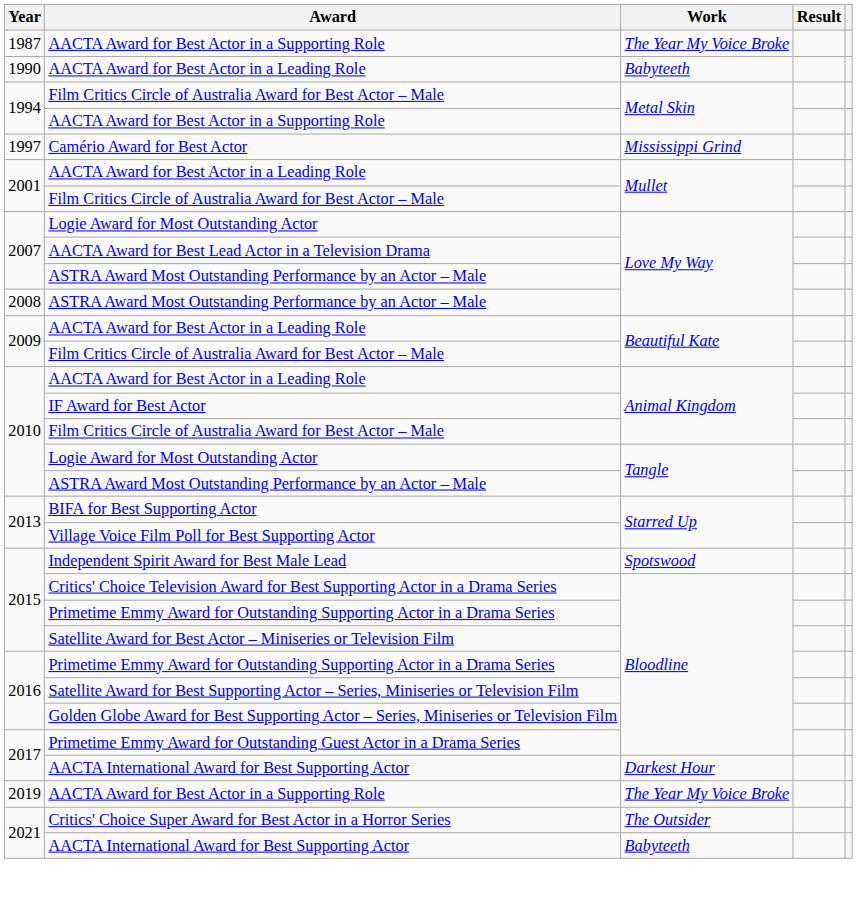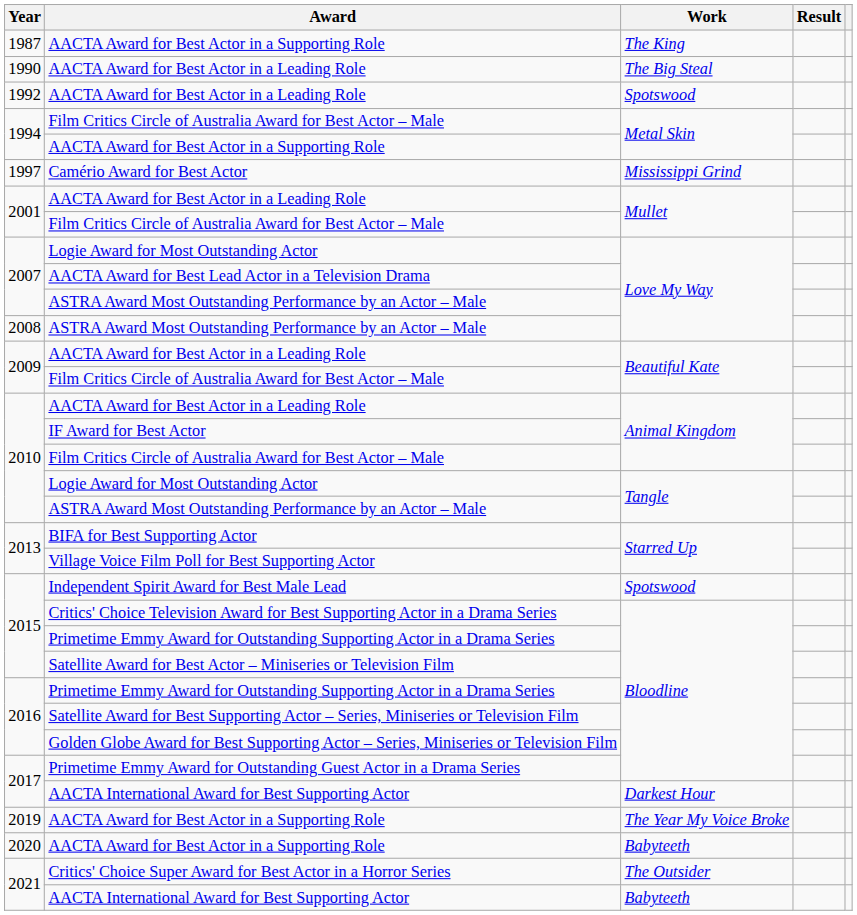(707, 43) The Year My Voice Broke -> (655, 43) The King
(657, 69) Babyteeth -> (669, 69) The Big Steal
+ row: (25, 95)
+ row: (25, 845)
